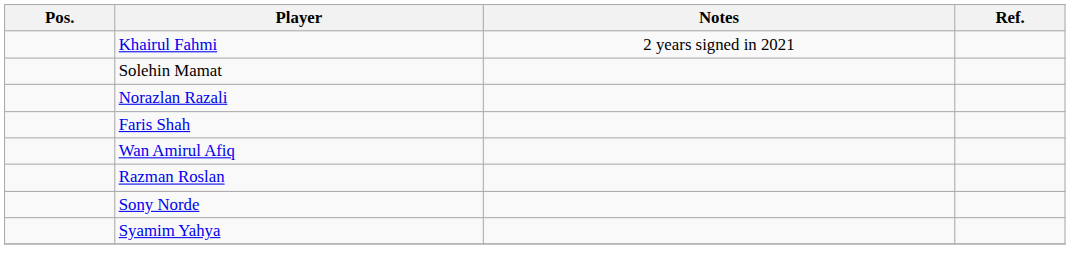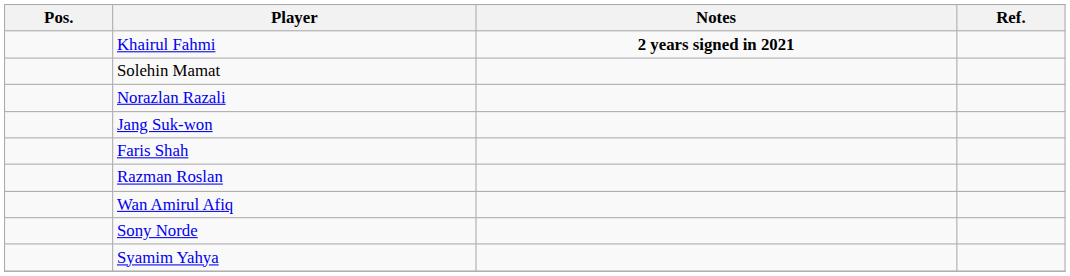(719, 44) normal -> (716, 44) bold
+ row: (165, 124)
rows swapped: (177, 151) <-> (172, 177)
